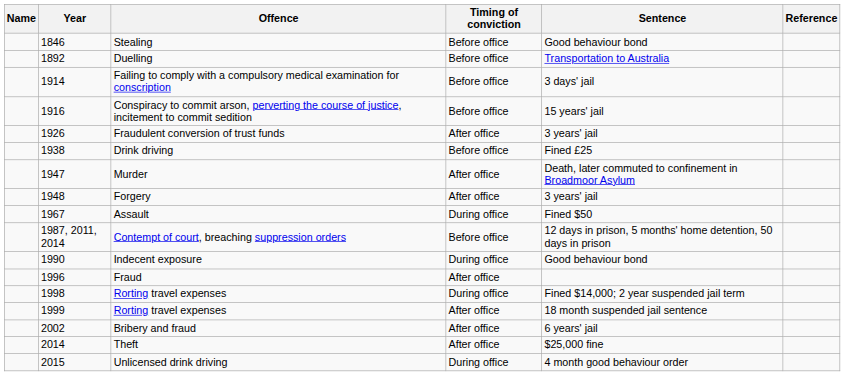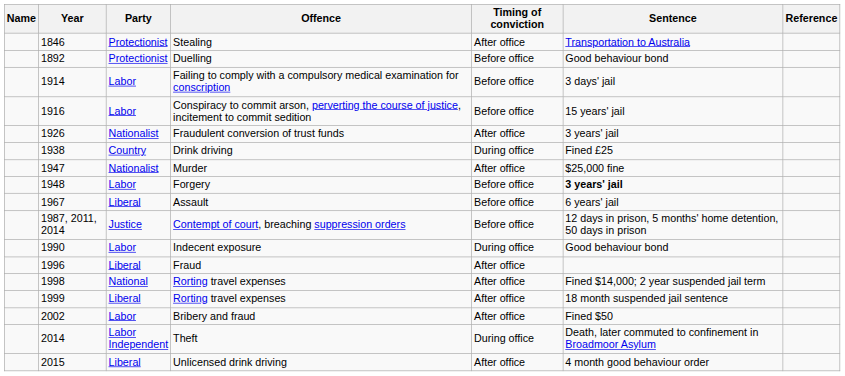+ column: (138, 19)
(479, 42) Before office -> (500, 42) After office
(596, 42) Good behaviour bond -> (628, 42) Transportation to Australia
(607, 59) Transportation to Australia -> (617, 59) Good behaviour bond
(479, 151) Before office -> (504, 151) During office
(641, 174) Death, later commuted to confinement in Broadmoor Asylum -> (595, 168) $25,000 fine
(474, 197) After office -> (504, 185) Before office
(571, 197) normal -> (594, 185) bold
(478, 214) During office -> (504, 202) Before office
(568, 214) Fined $50 -> (592, 202) 6 years' jail
(478, 294) During office -> (500, 282) After office
(571, 328) 6 years' jail -> (589, 316) Fined $50
(474, 345) After office -> (504, 339) During office
(574, 345) $25,000 fine -> (662, 339) Death, later commuted to confinement in Broadmoor Asylum
(478, 362) During office -> (500, 362) After office
